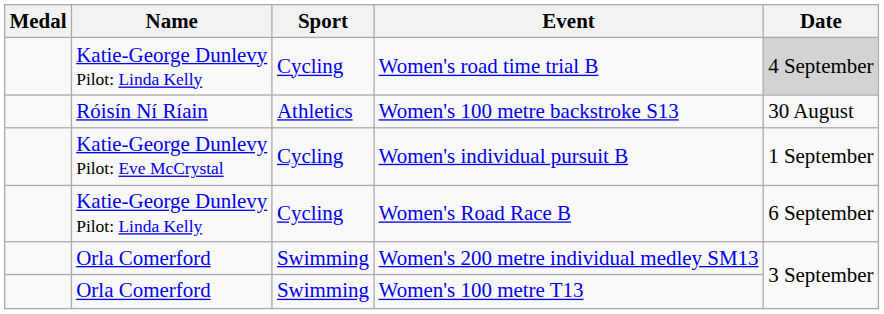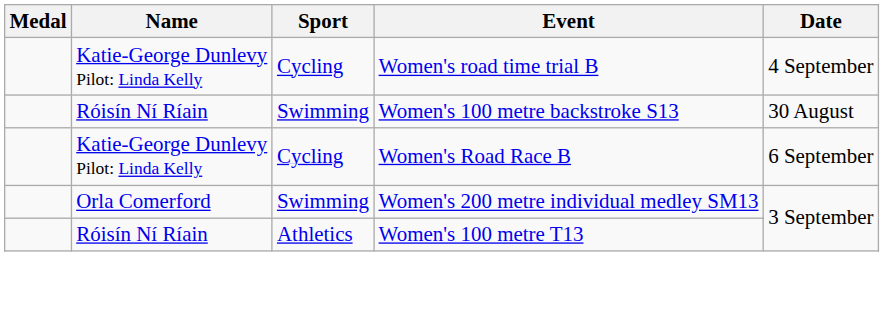(821, 66) lightgrey background -> (821, 66) no background
(315, 111) Athletics -> (323, 111) Swimming
- row: (503, 156)
(143, 291) Orla Comerford -> (142, 234) Róisín Ní Ríain
(323, 291) Swimming -> (315, 234) Athletics
